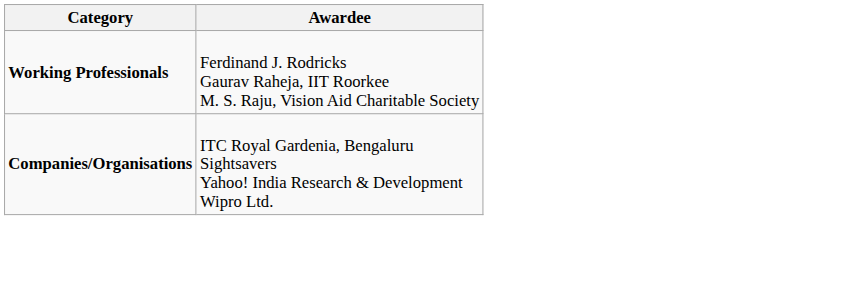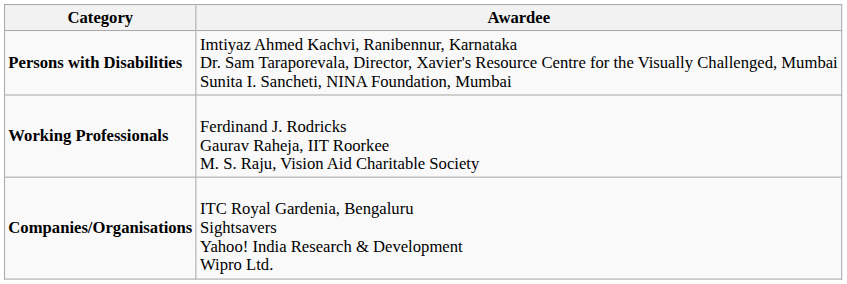+ row: (95, 62)
